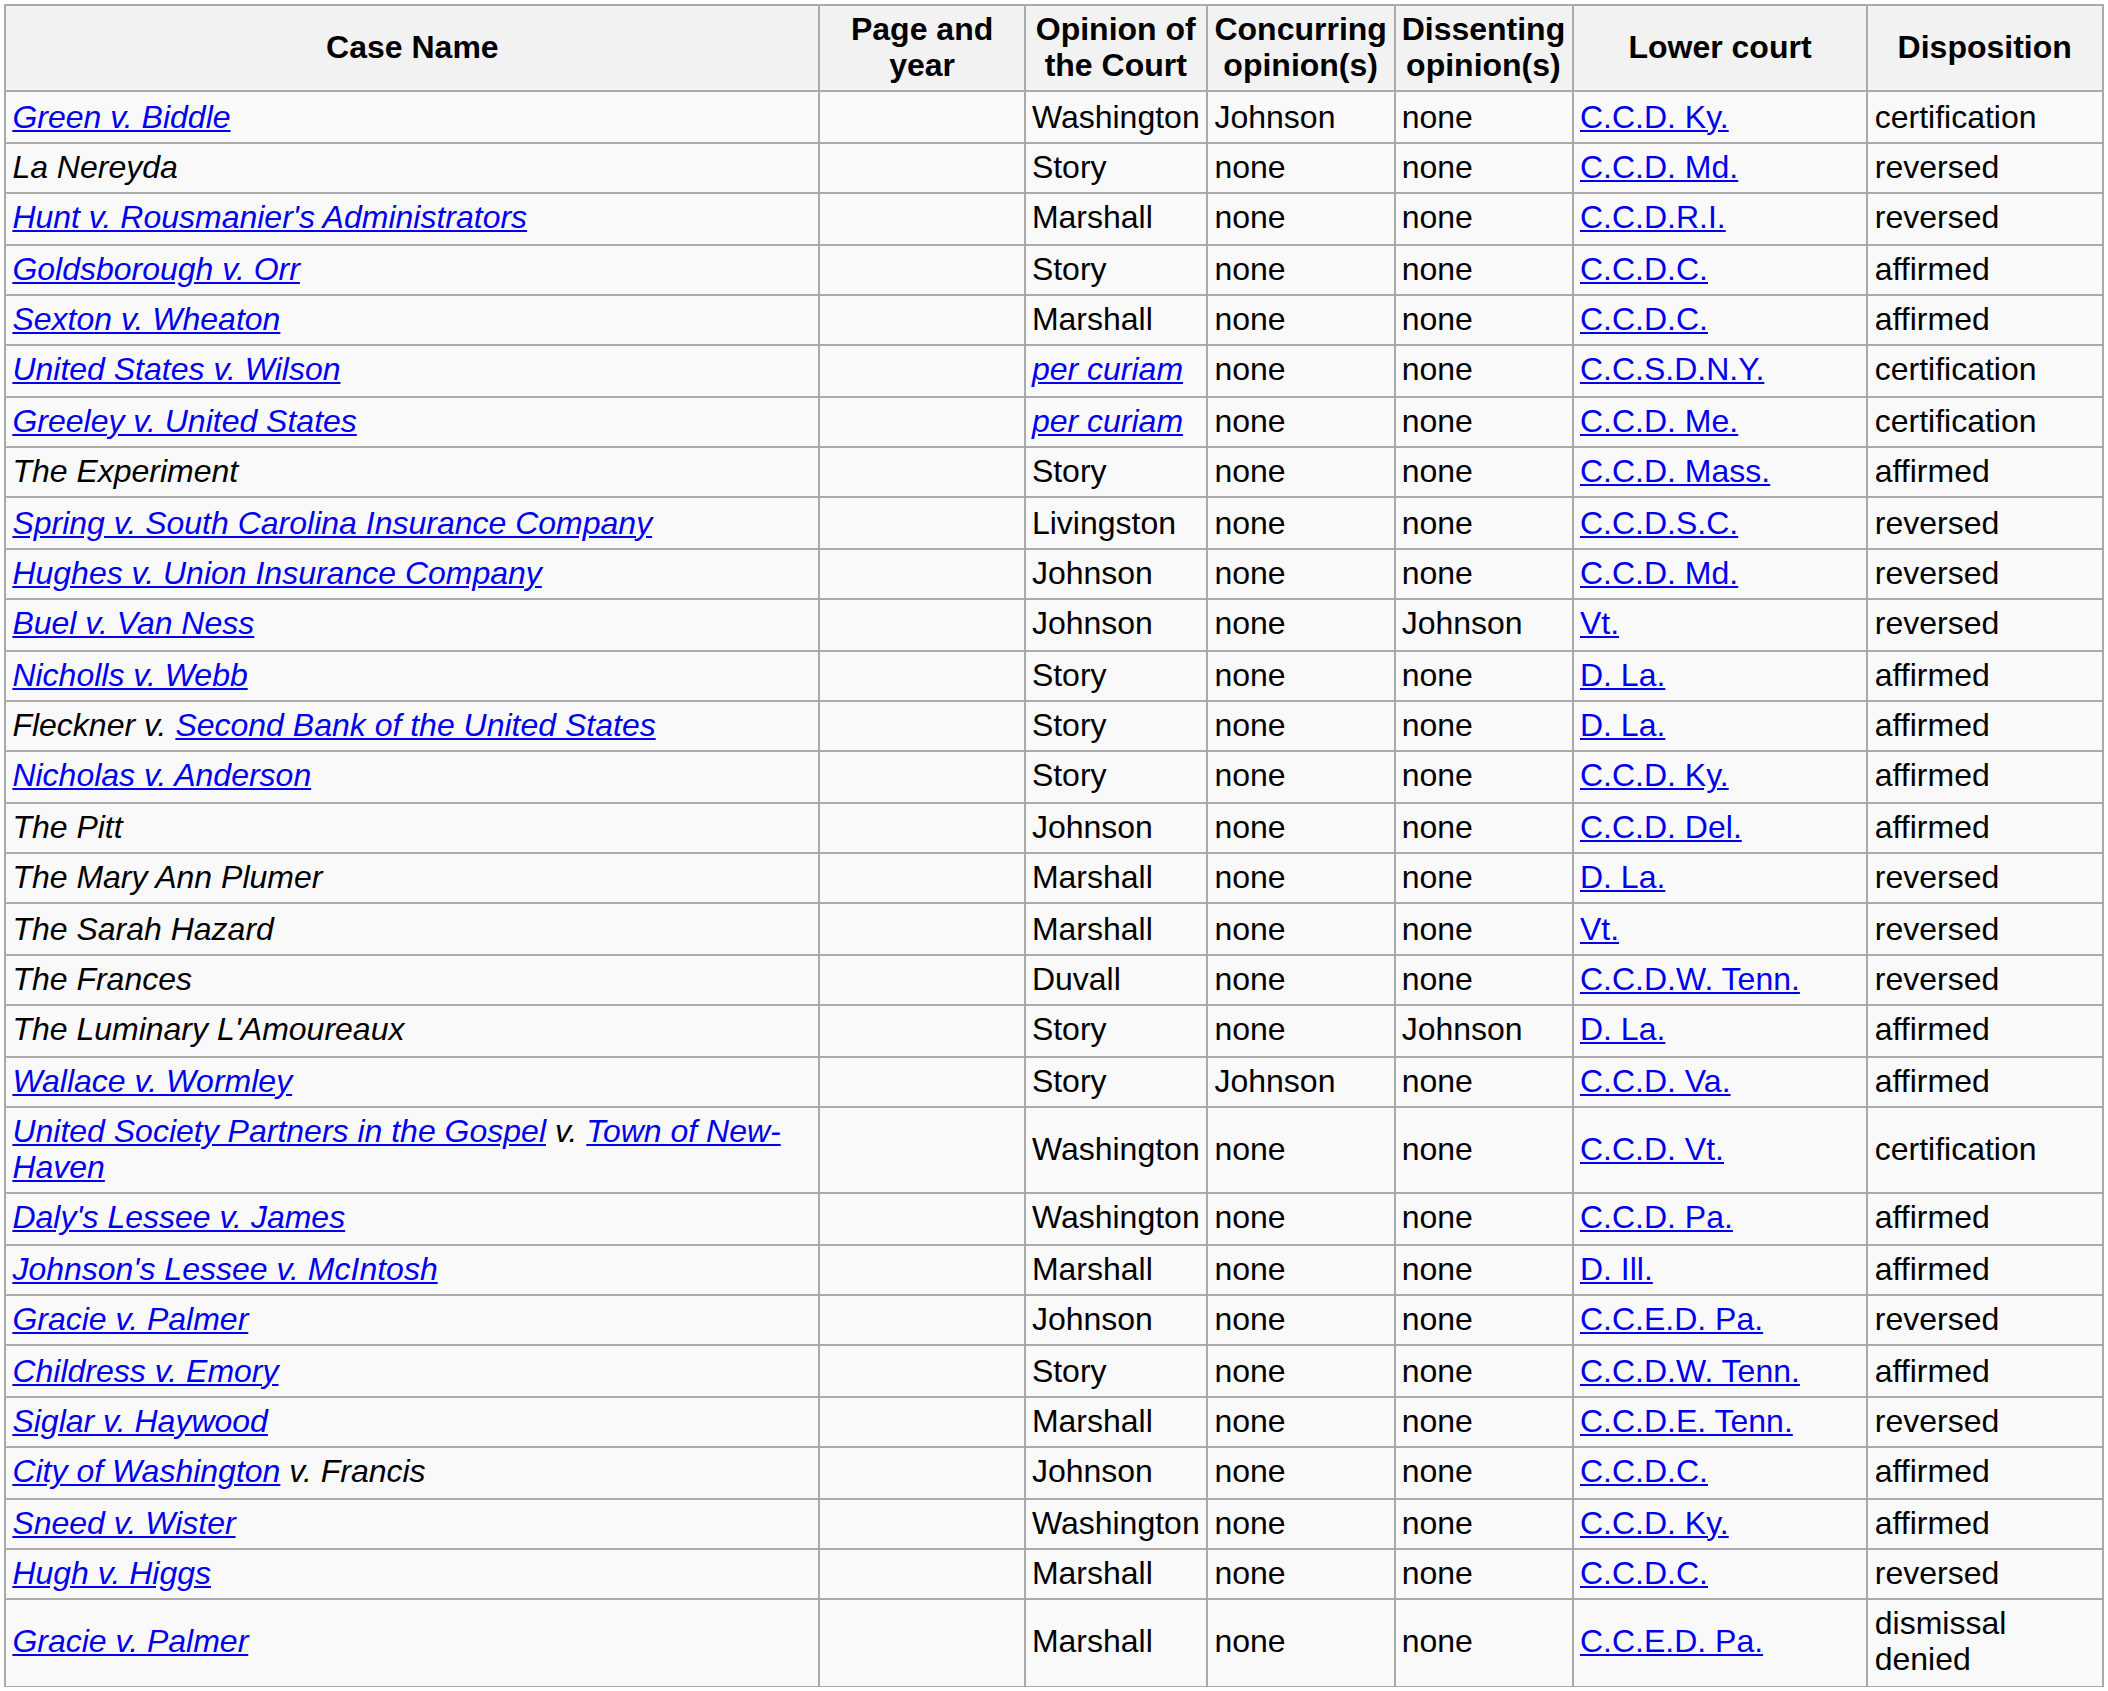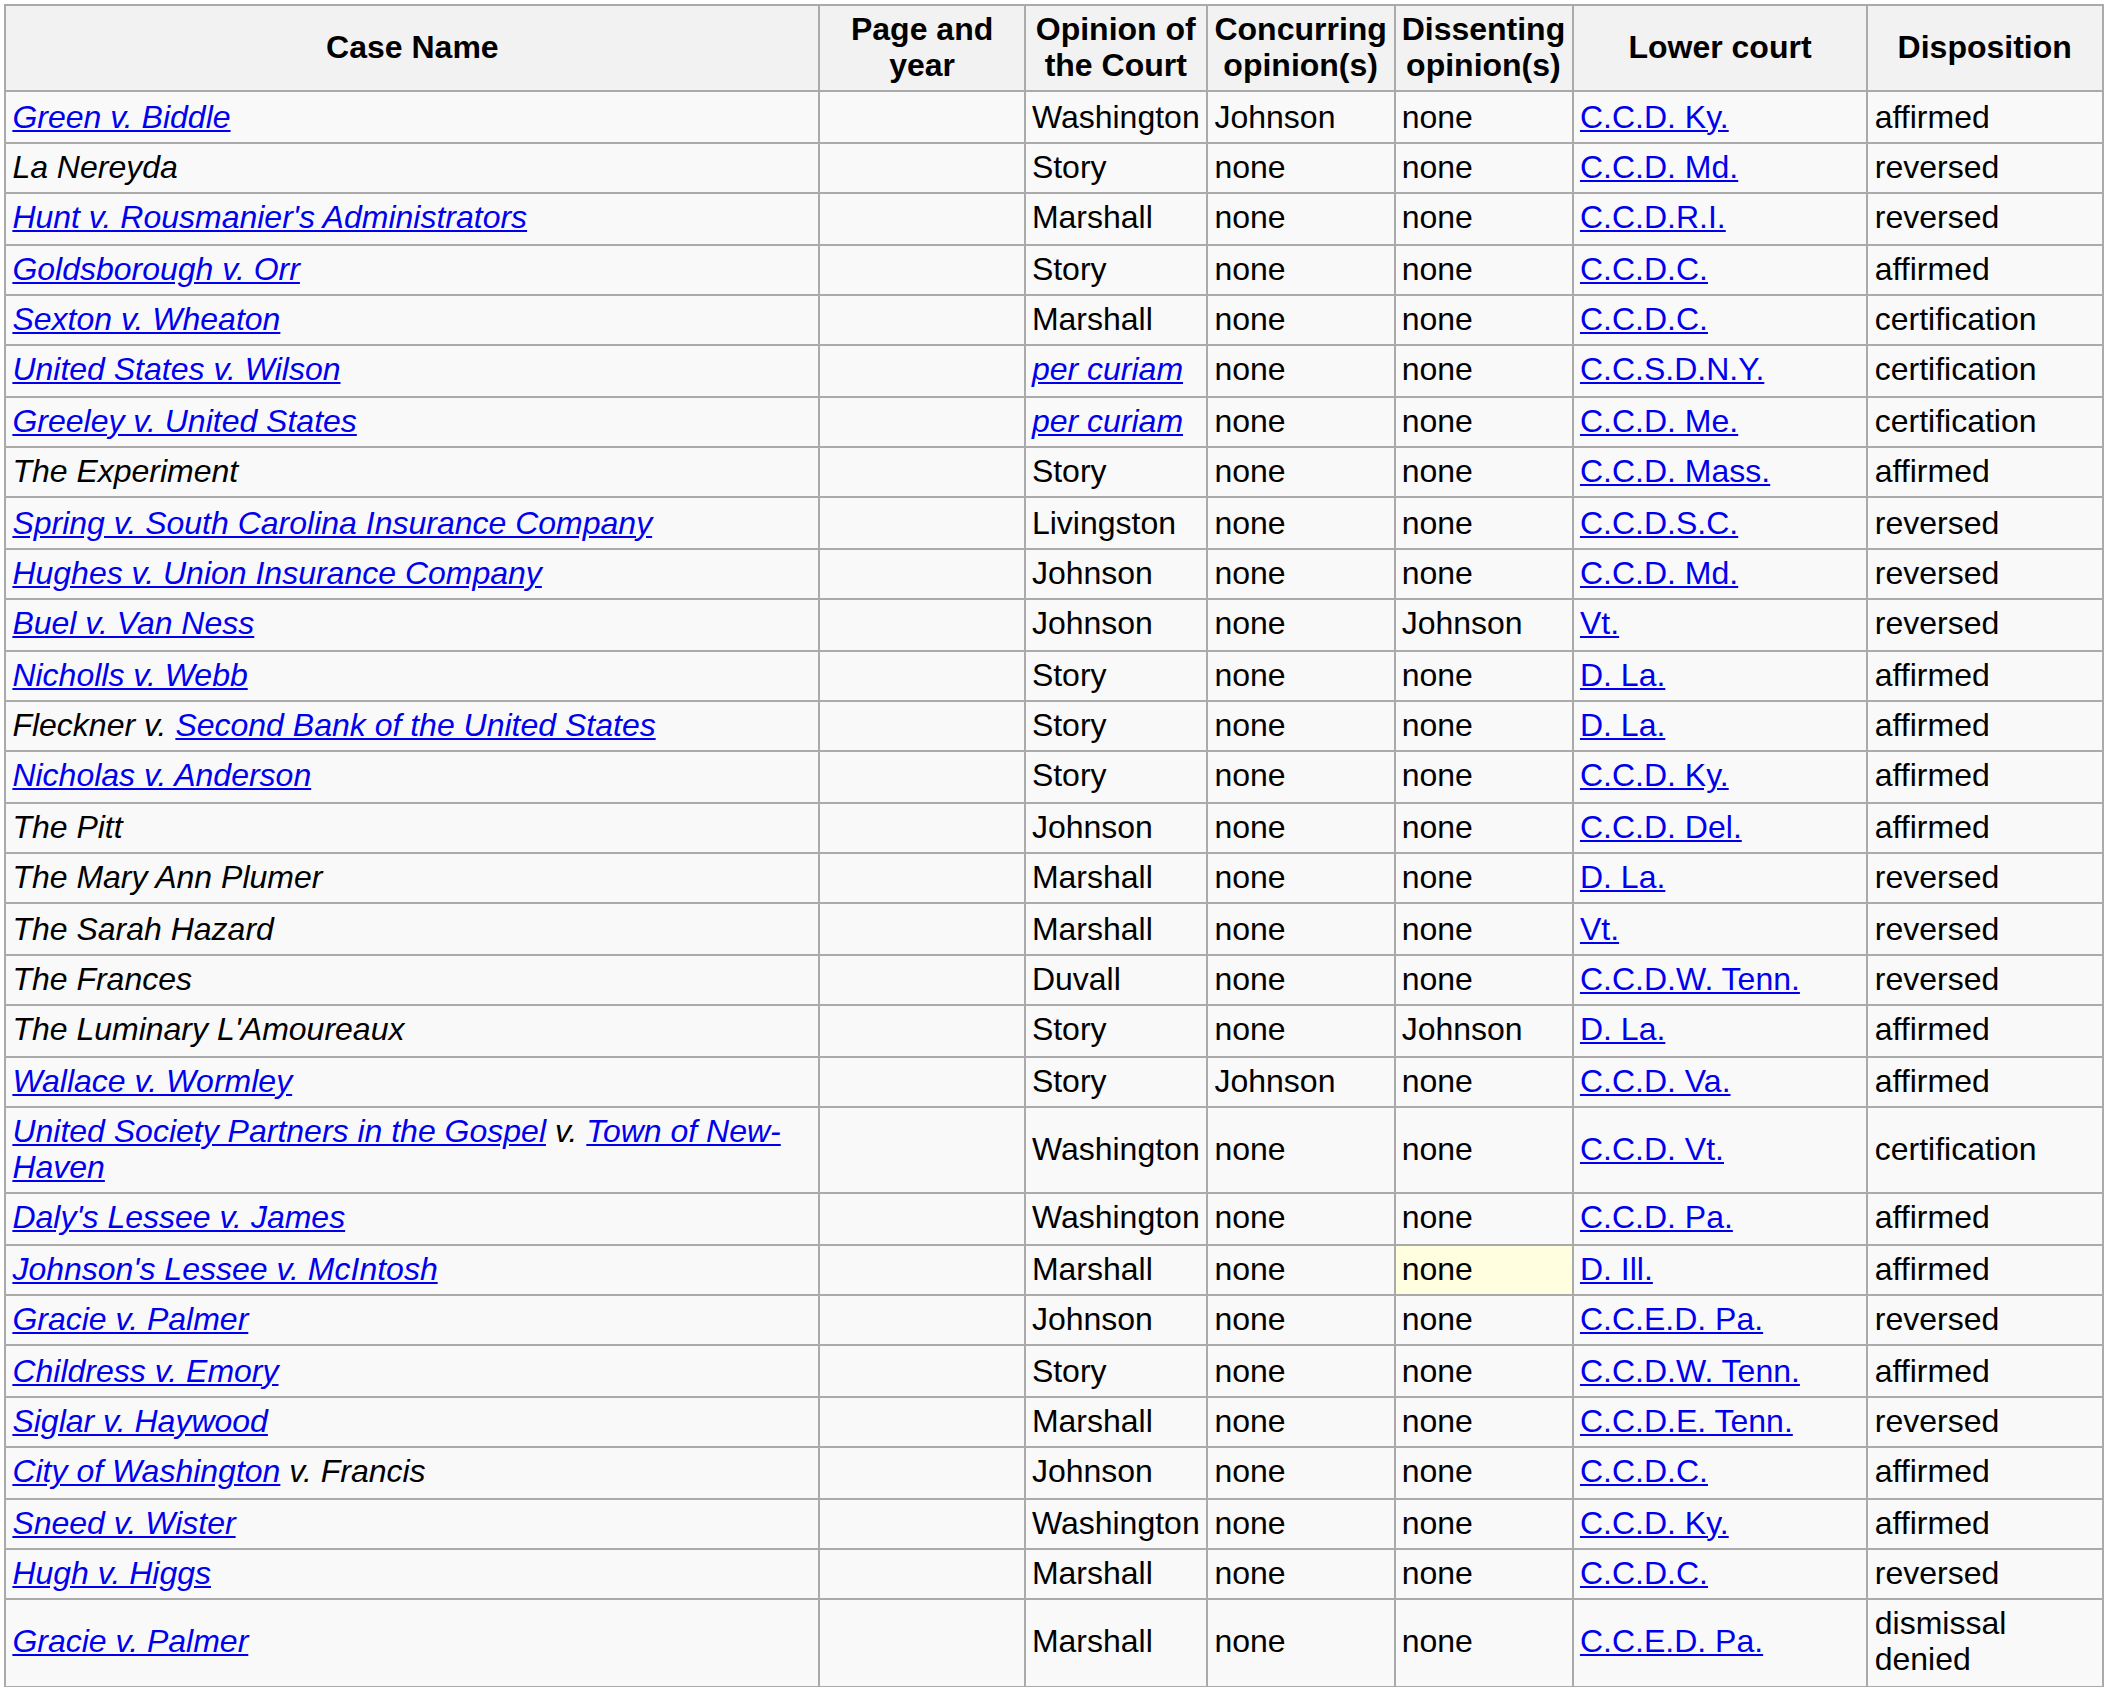(1956, 116) certification -> (1932, 116) affirmed
(1932, 319) affirmed -> (1956, 319) certification
(1437, 1269) no background -> (1437, 1269) lightyellow background
